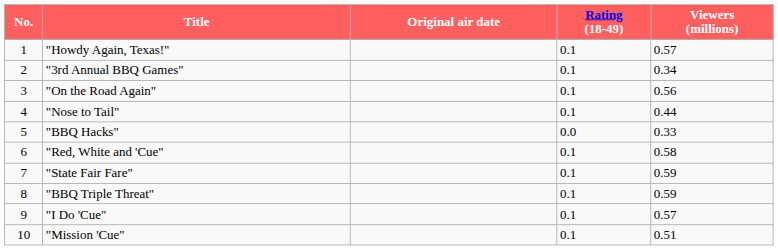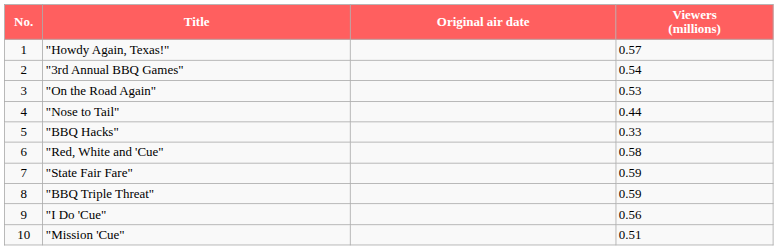- column: (604, 22)
(665, 70) 0.34 -> (630, 70) 0.54
(665, 91) 0.56 -> (630, 91) 0.53
(665, 214) 0.57 -> (630, 214) 0.56
